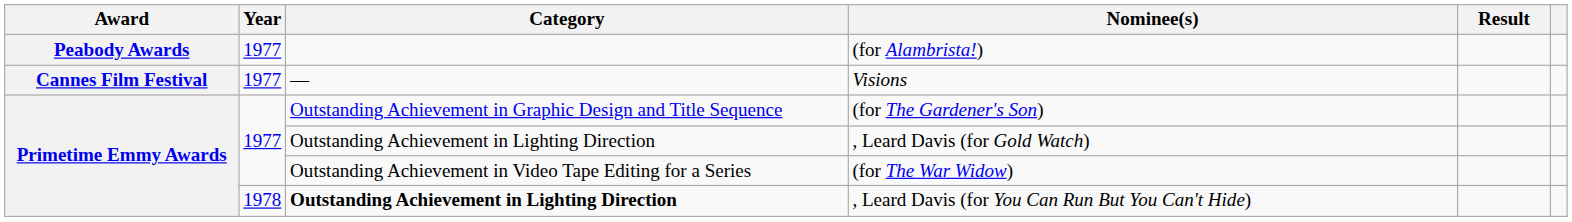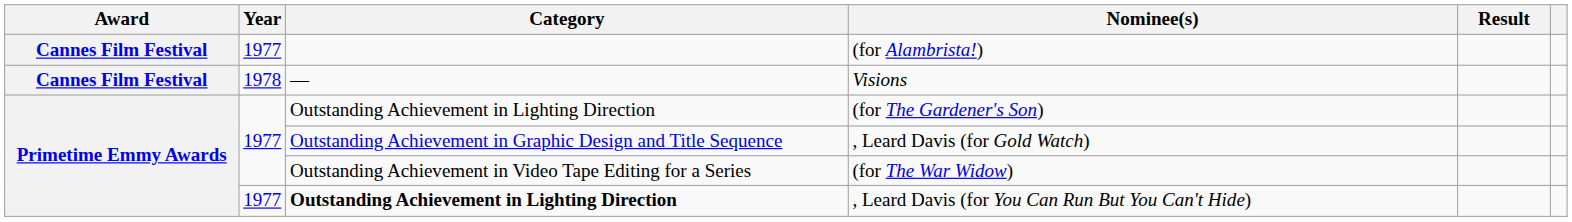(122, 49) Peabody Awards -> (122, 49) Cannes Film Festival
(262, 79) 1977 -> (262, 79) 1978
(536, 110) Outstanding Achievement in Graphic Design and Title Sequence -> (473, 110) Outstanding Achievement in Lighting Direction
(473, 140) Outstanding Achievement in Lighting Direction -> (536, 140) Outstanding Achievement in Graphic Design and Title Sequence
(262, 200) 1978 -> (262, 200) 1977
